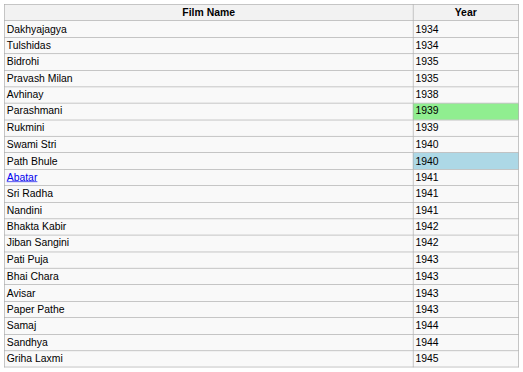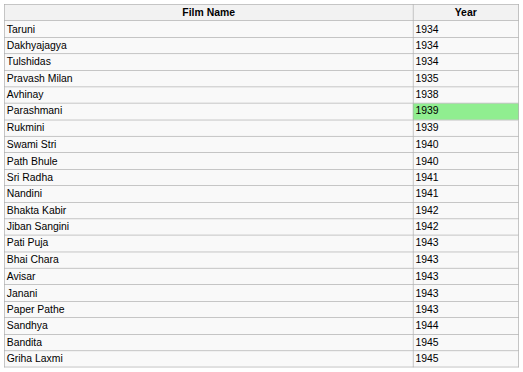+ row: (21, 29)
- row: (23, 62)
(427, 161) lightblue background -> (427, 161) no background
- row: (22, 177)
+ row: (22, 293)
- row: (21, 326)
+ row: (24, 342)
